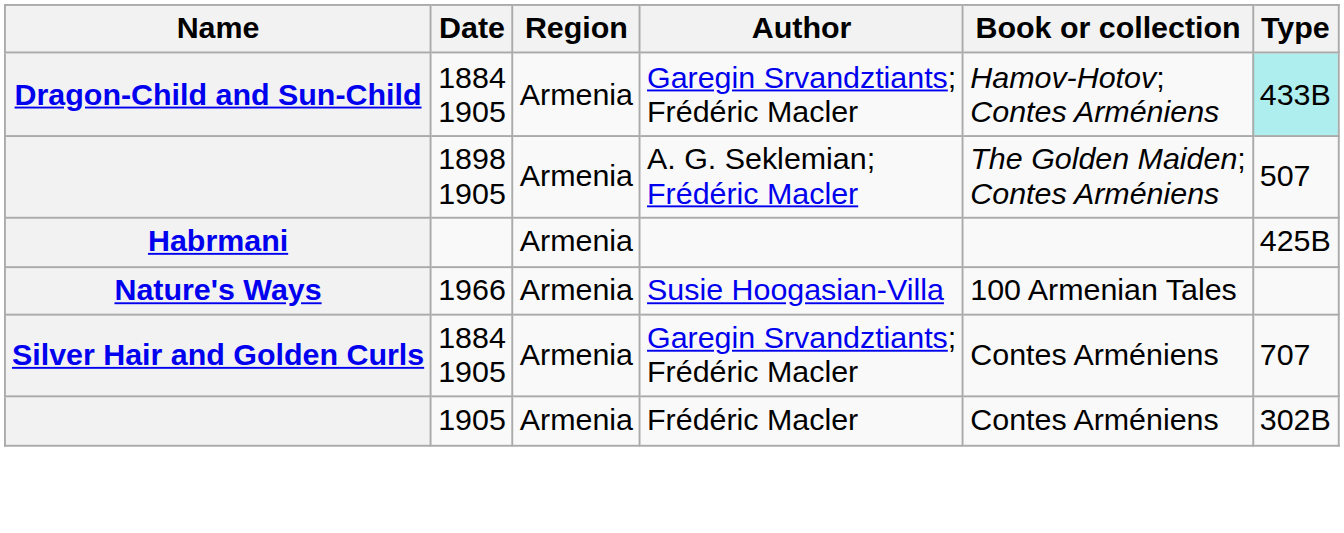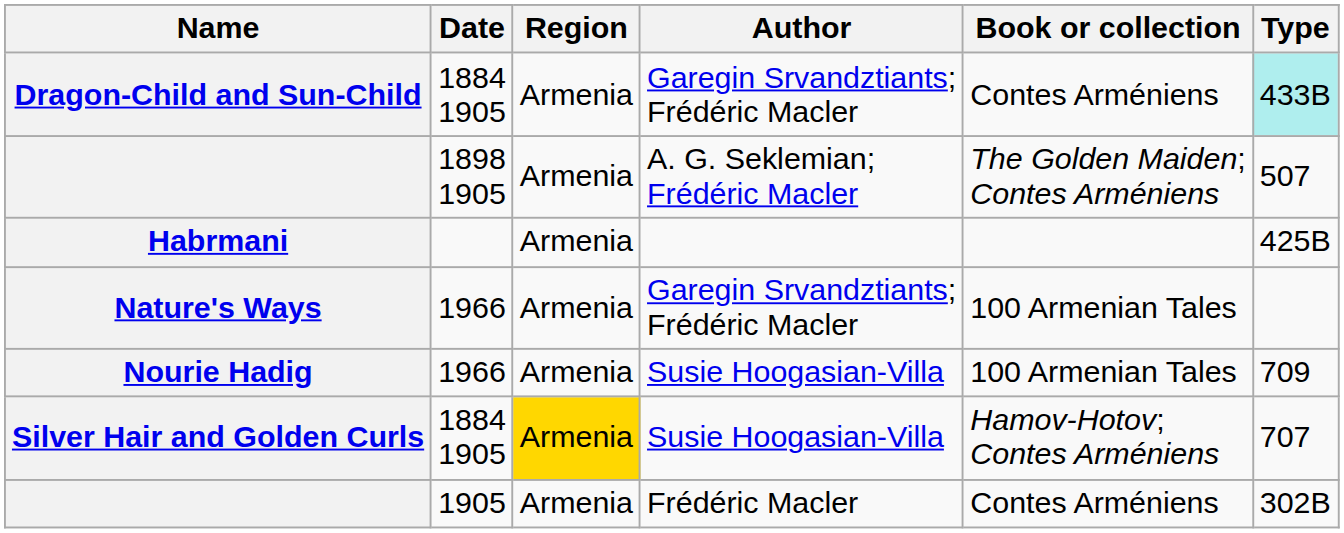(1095, 93) Hamov-Hotov; Contes Arméniens -> (1094, 93) Contes Arméniens
(795, 289) Susie Hoogasian-Villa -> (802, 306) Garegin Srvandztiants; Frédéric Macler
+ row: (218, 372)
(576, 355) no background -> (576, 437) gold background
(802, 355) Garegin Srvandztiants; Frédéric Macler -> (795, 437) Susie Hoogasian-Villa
(1094, 355) Contes Arméniens -> (1095, 437) Hamov-Hotov; Contes Arméniens
